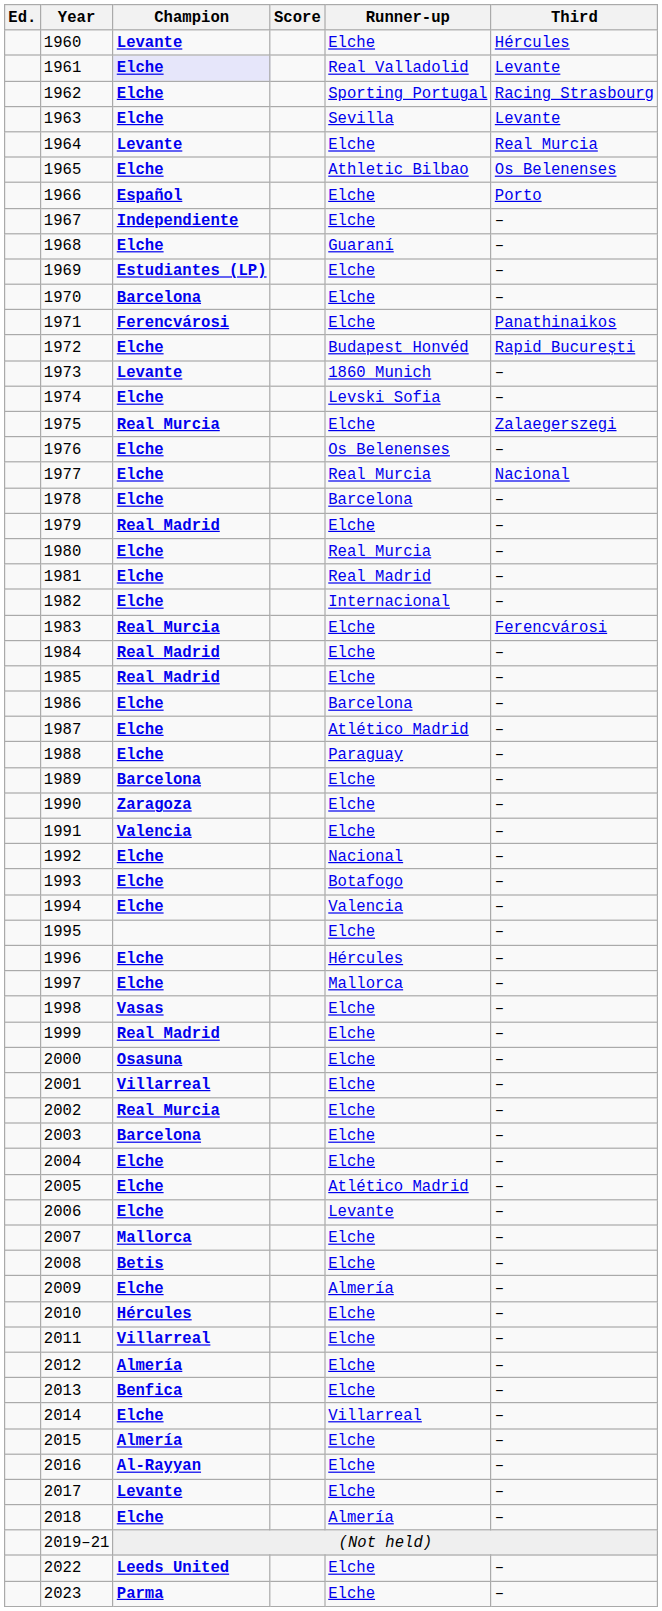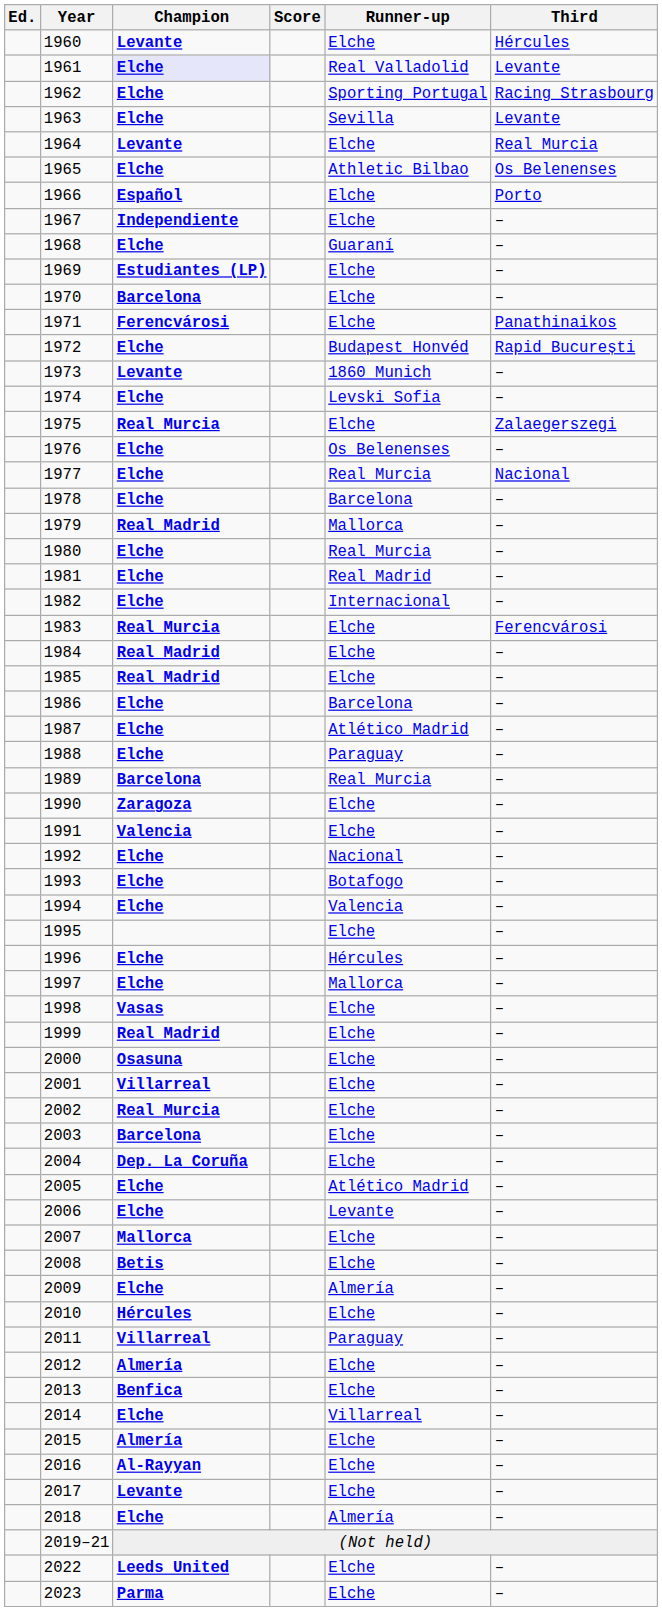(352, 526) Elche -> (366, 526) Mallorca
(352, 780) Elche -> (380, 780) Real Murcia
(140, 1161) Elche -> (182, 1161) Dep. La Coruña
(352, 1339) Elche -> (366, 1339) Paraguay
